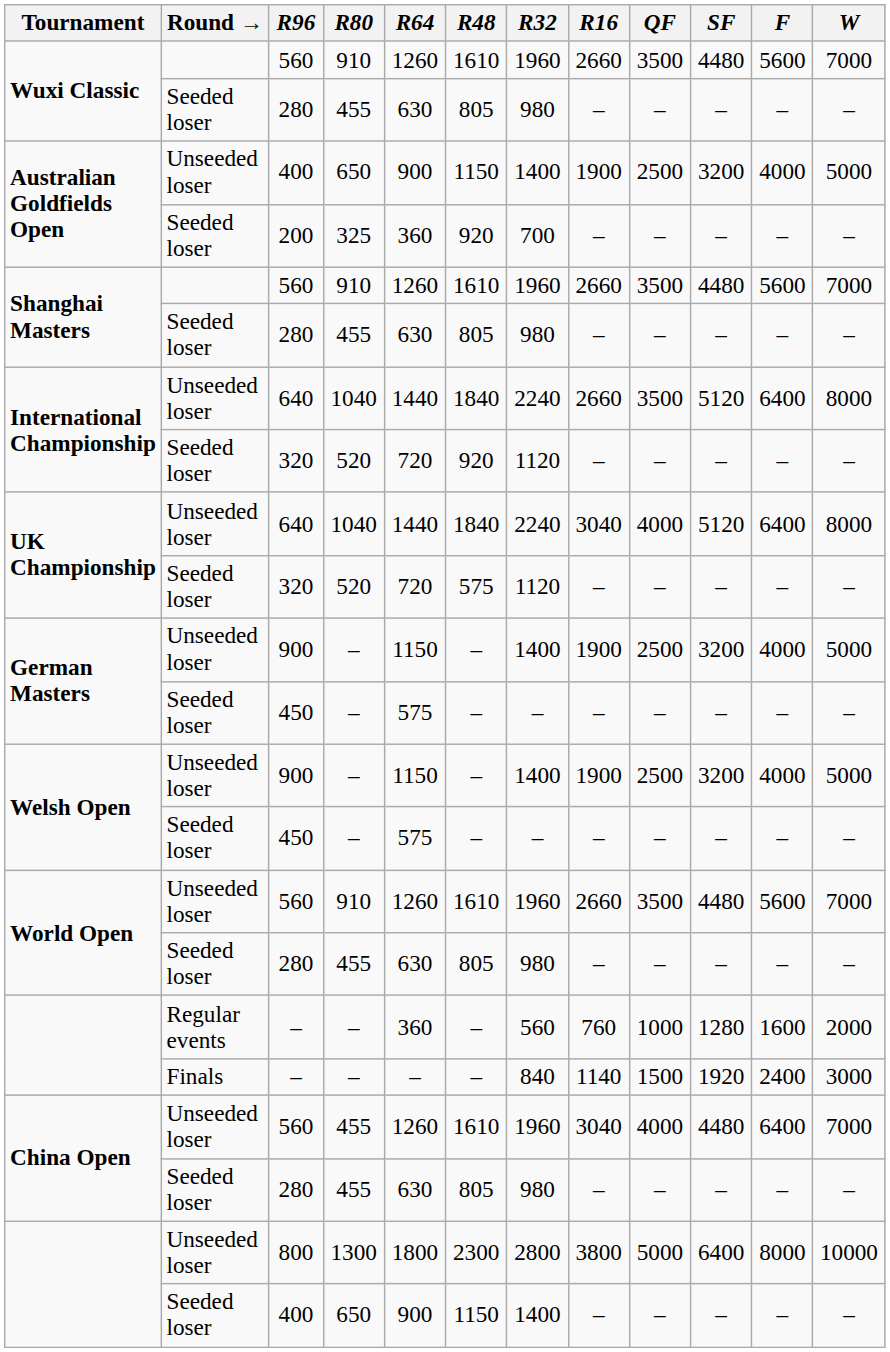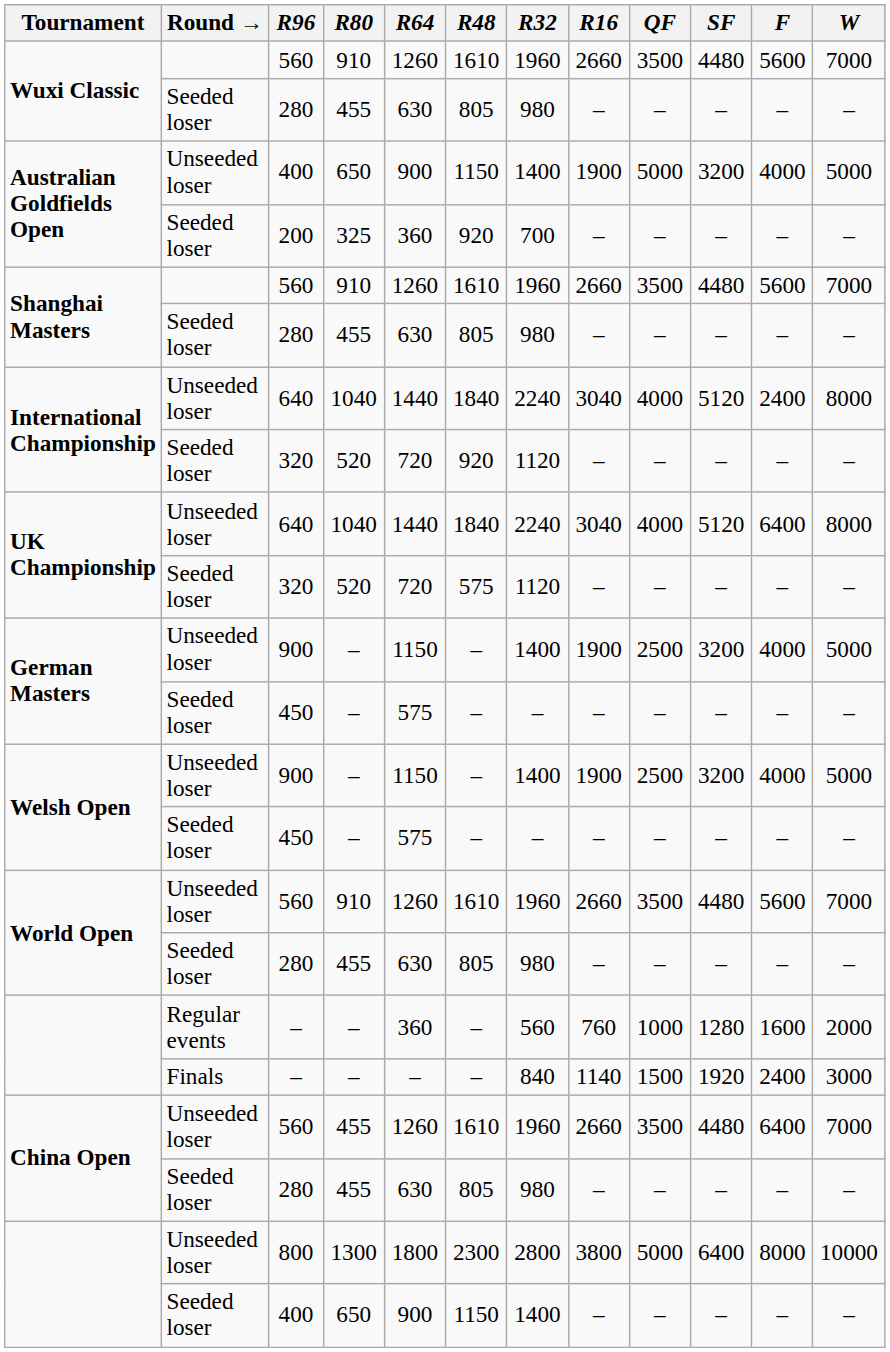(660, 172) 2500 -> (660, 172) 5000
(599, 397) 2660 -> (599, 397) 3040
(660, 397) 3500 -> (660, 397) 4000
(782, 397) 6400 -> (782, 397) 2400
(599, 1126) 3040 -> (599, 1126) 2660
(660, 1126) 4000 -> (660, 1126) 3500
